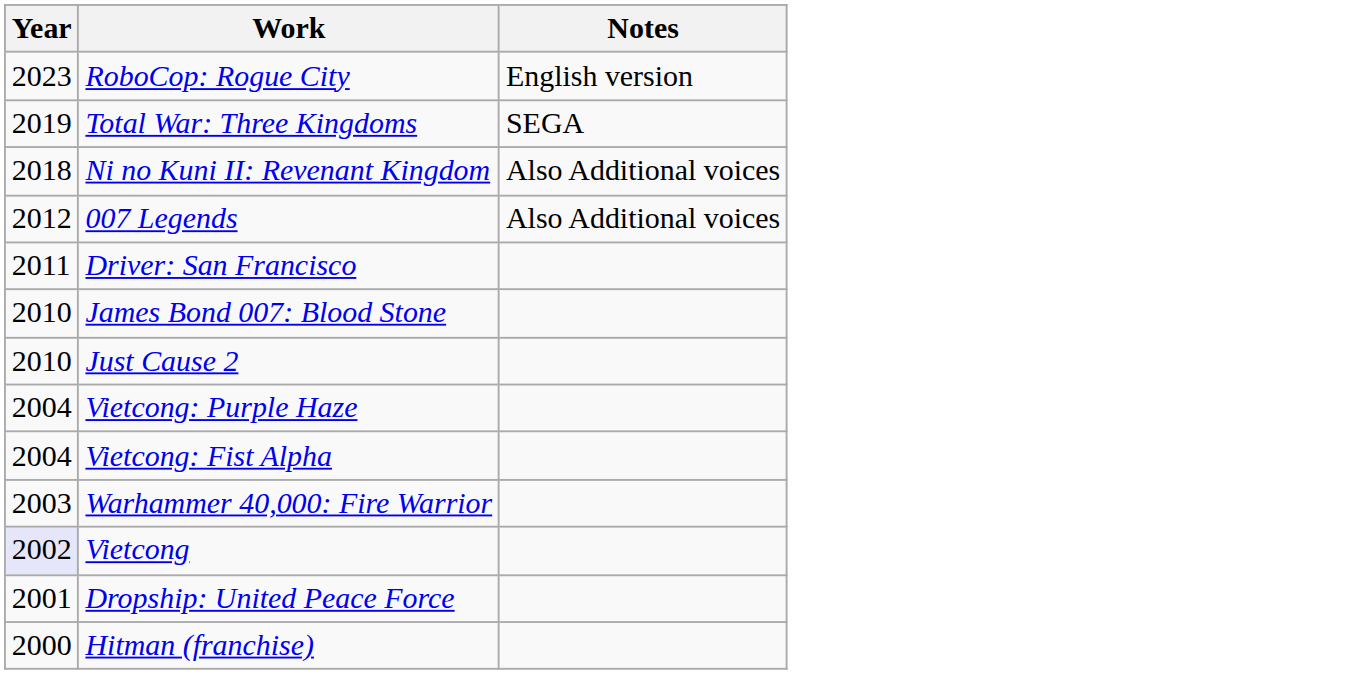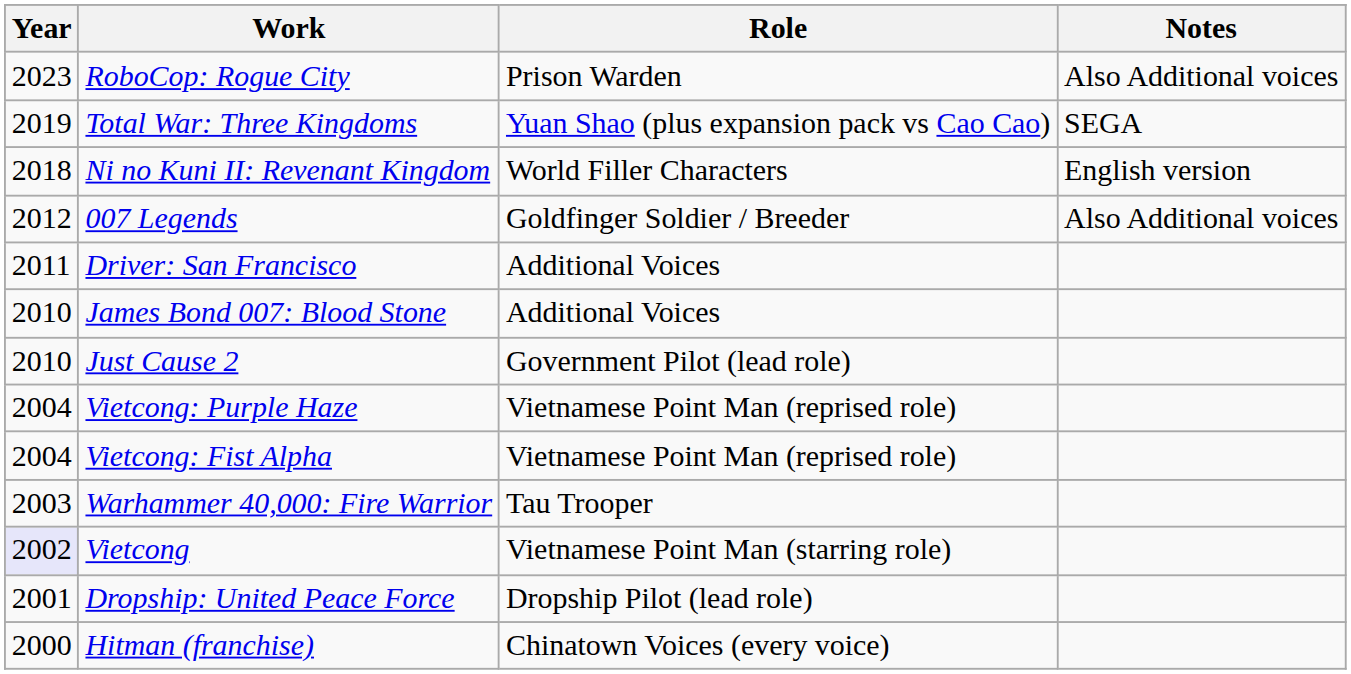+ column: (778, 28)
(599, 75) English version -> (1201, 75) Also Additional voices
(643, 170) Also Additional voices -> (1158, 170) English version
